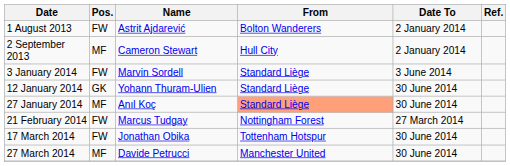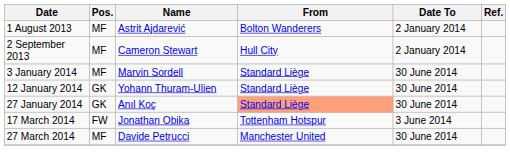(100, 29) FW -> (99, 29) MF
(100, 72) FW -> (99, 72) MF
(424, 72) 3 June 2014 -> (426, 72) 30 June 2014
(99, 105) MF -> (99, 105) GK
- row: (47, 121)
(426, 137) 30 June 2014 -> (424, 121) 3 June 2014
